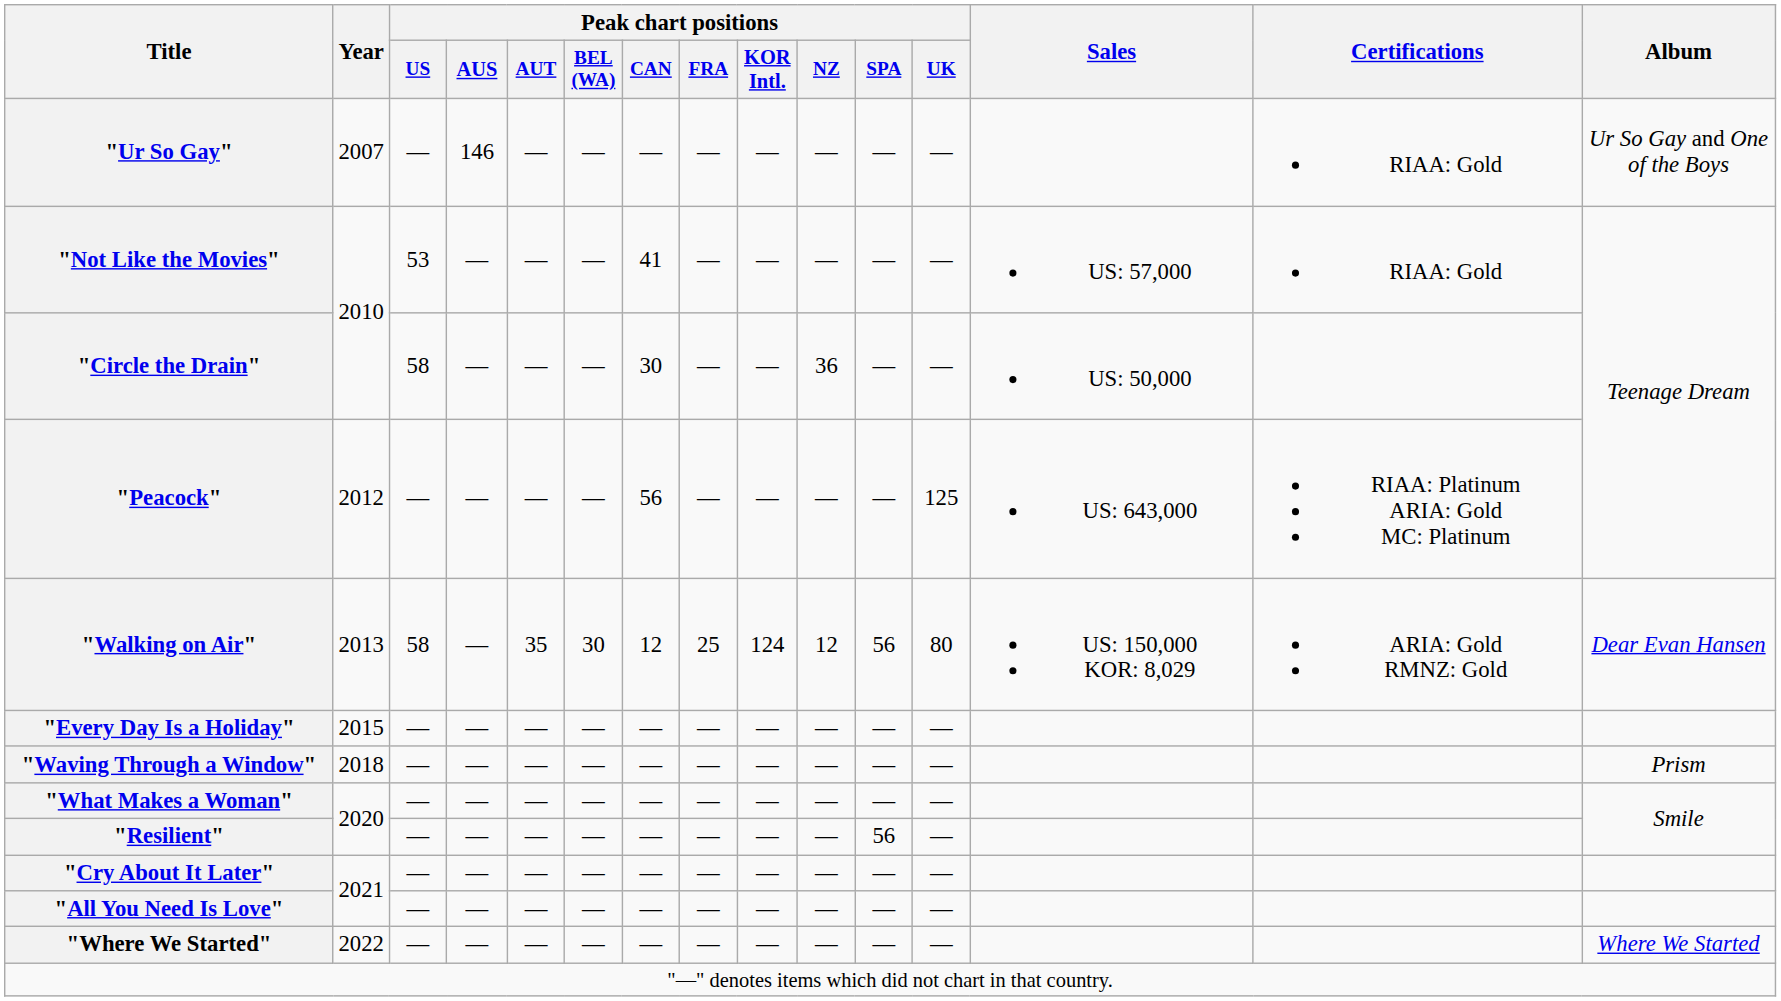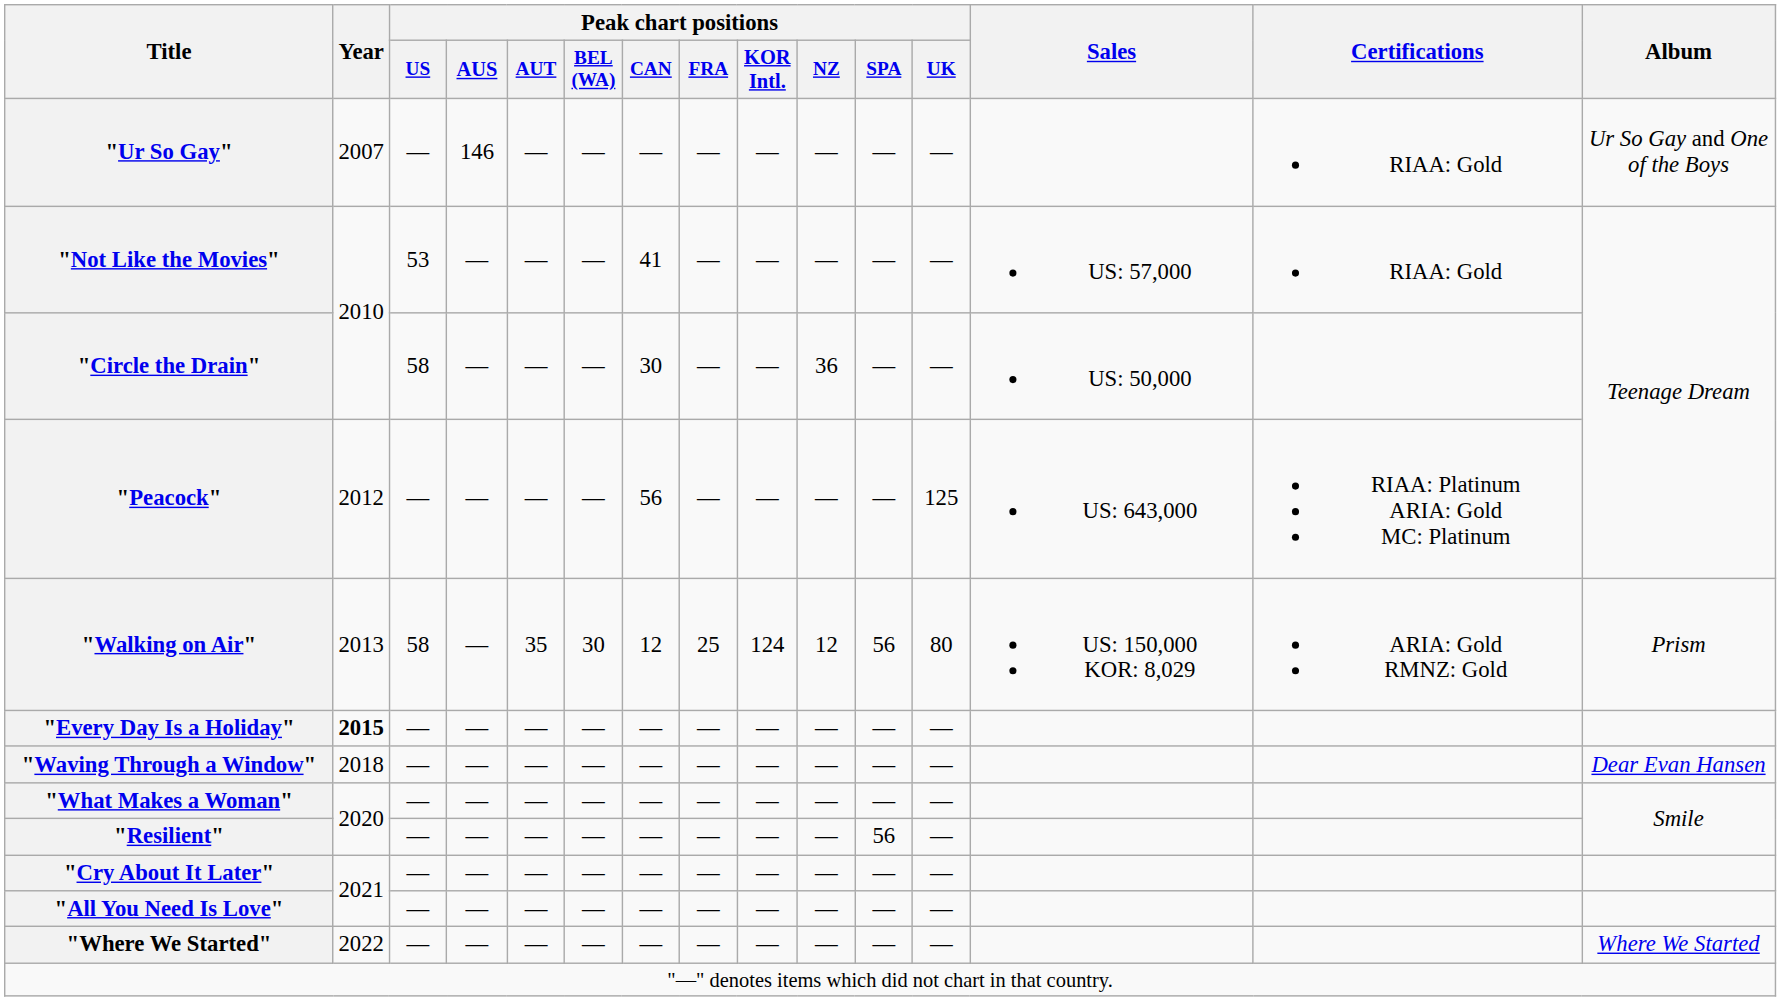(1679, 643) Dear Evan Hansen -> (1679, 643) Prism
(361, 728) normal -> (361, 728) bold
(1679, 764) Prism -> (1679, 764) Dear Evan Hansen
